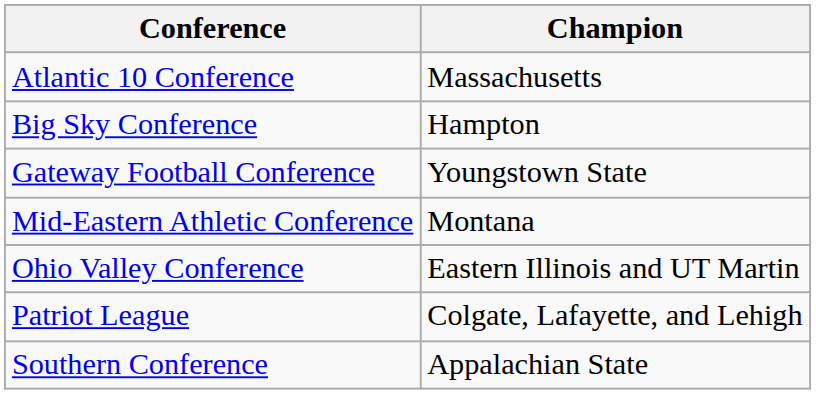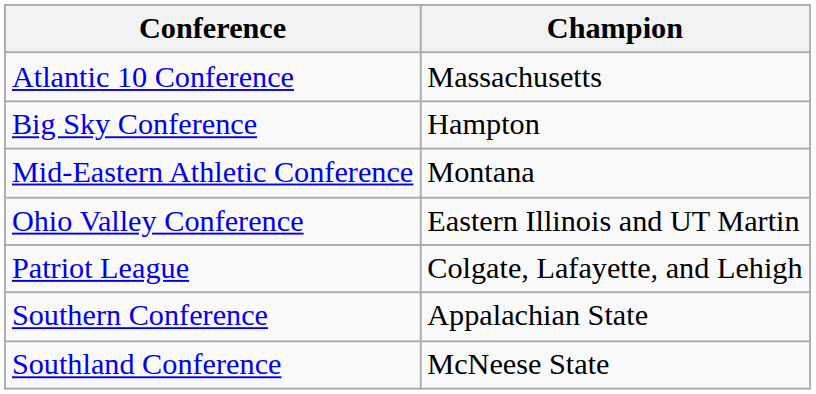- row: (193, 172)
+ row: (147, 364)
